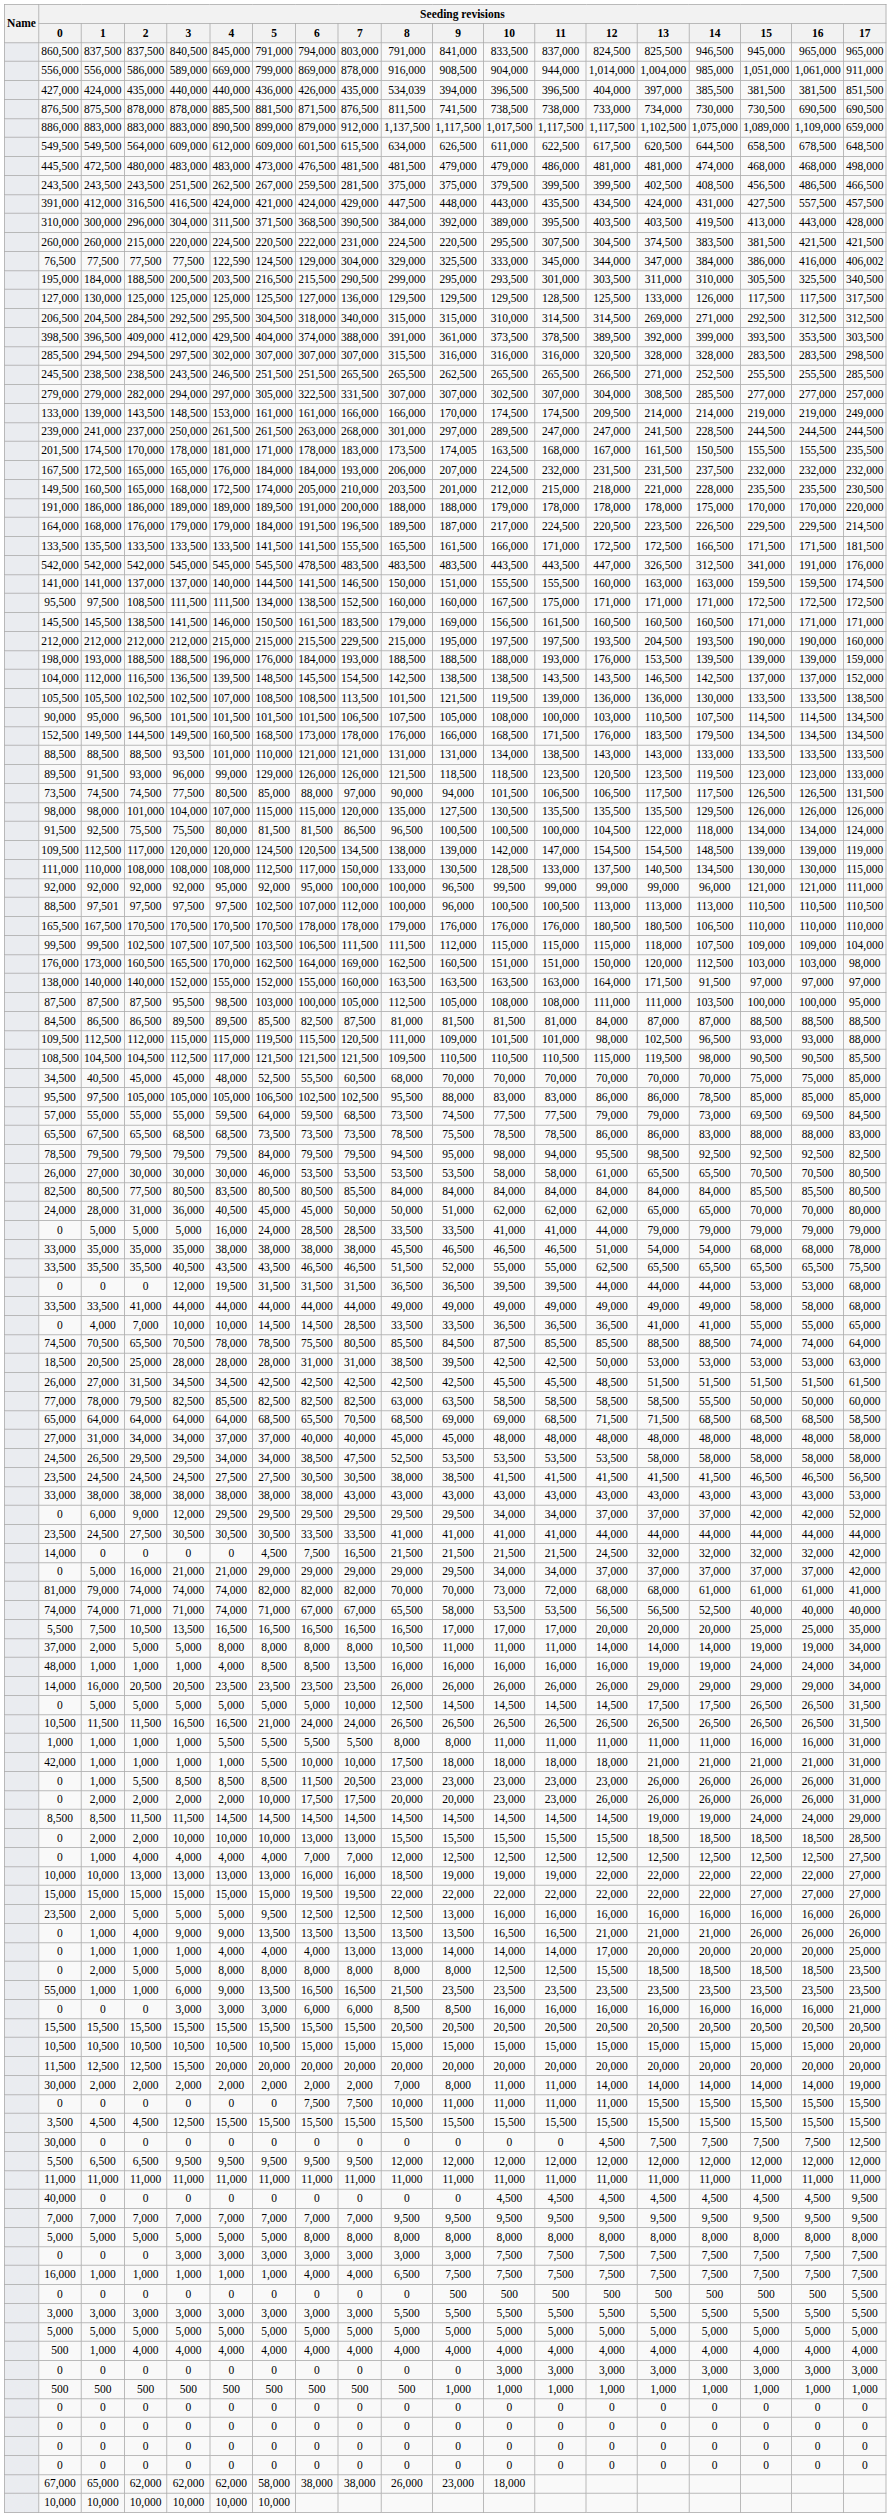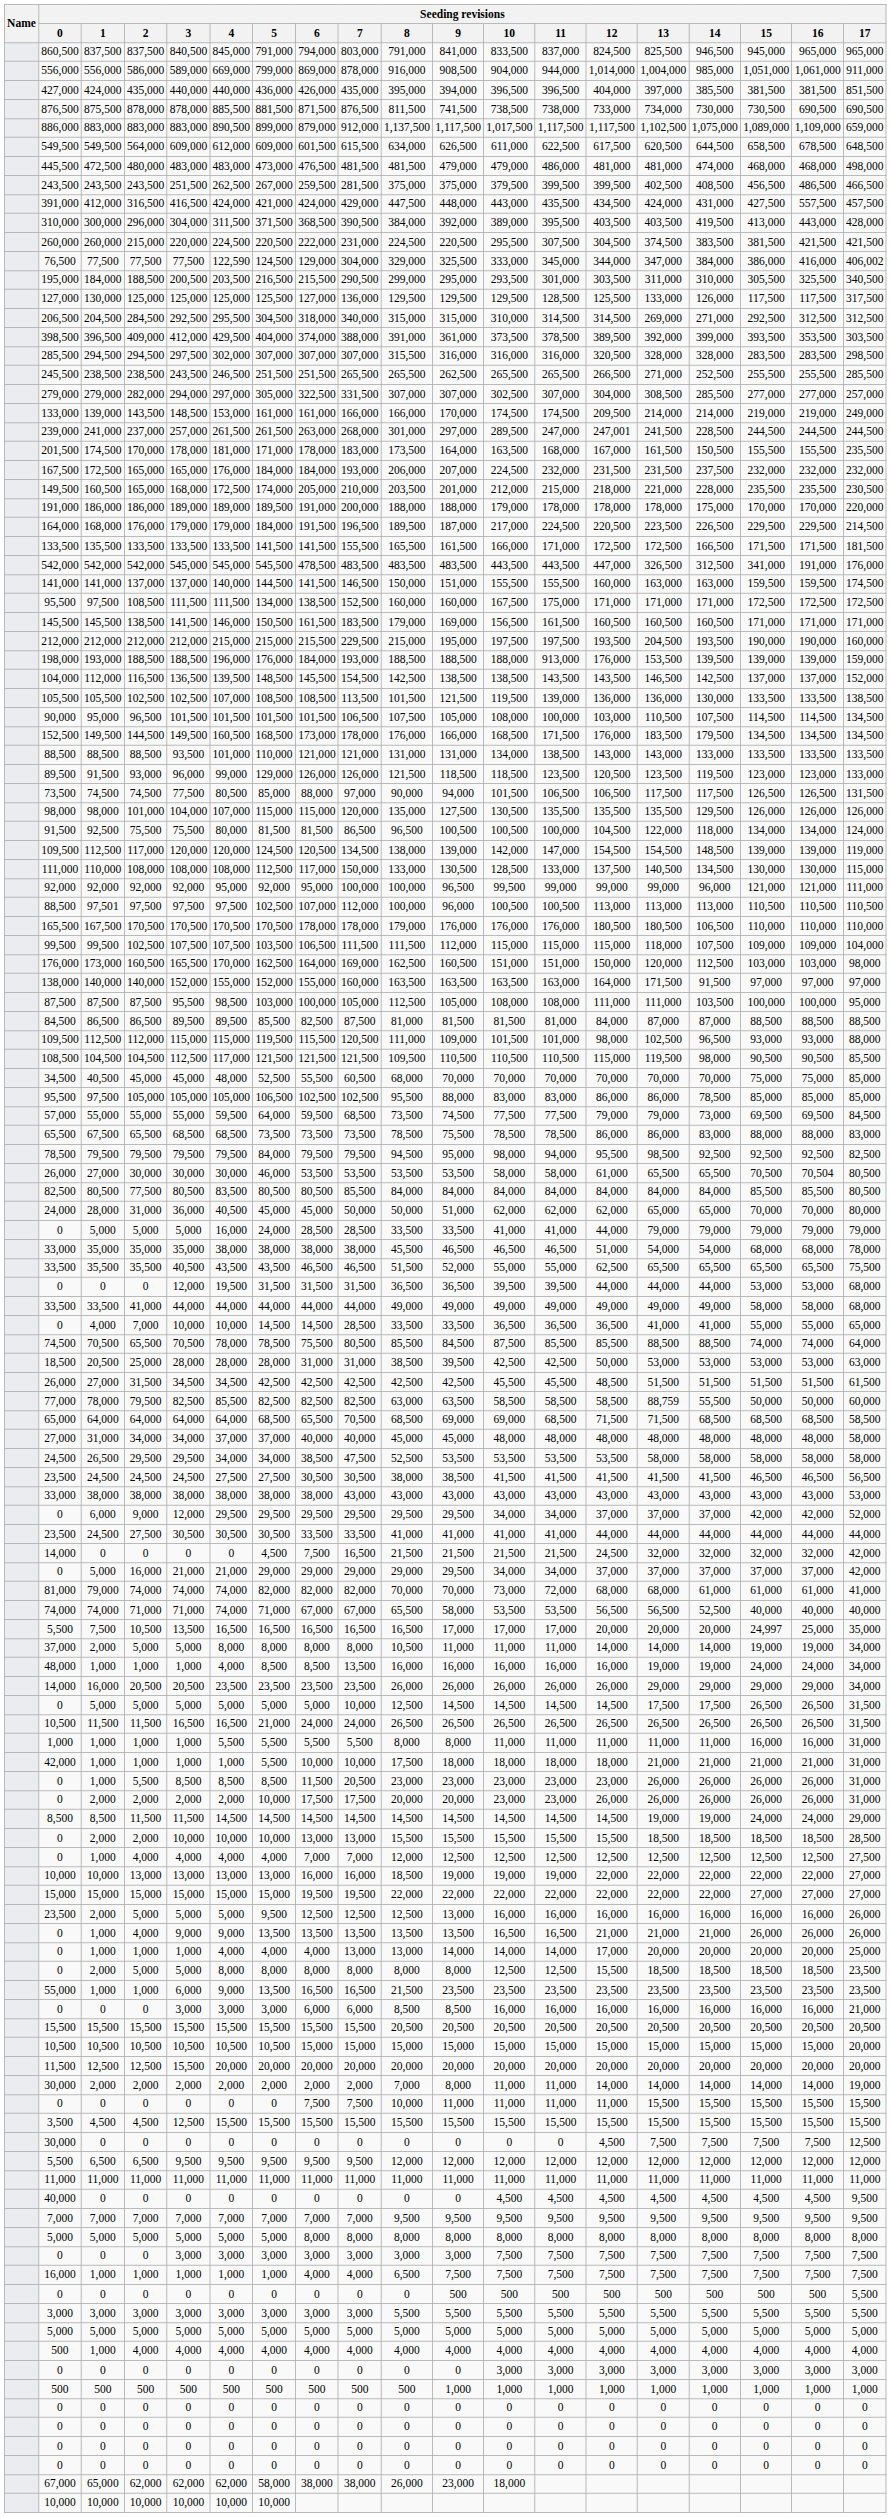(407, 90) 534,039 -> (407, 90) 395,000
(188, 432) 250,000 -> (188, 432) 257,000
(612, 432) 247,000 -> (612, 432) 247,001
(458, 451) 174,005 -> (458, 451) 164,000
(561, 660) 193,000 -> (561, 660) 913,000
(818, 1173) 70,500 -> (818, 1173) 70,504
(663, 1401) 58,500 -> (663, 1401) 88,759
(766, 1629) 25,000 -> (766, 1629) 24,997
